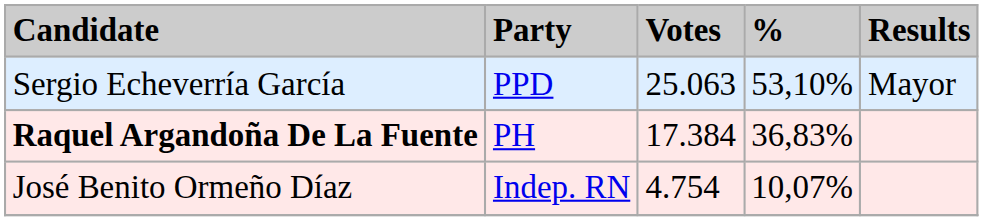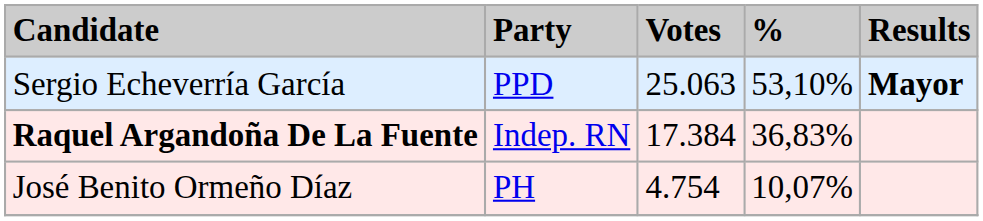(912, 82) normal -> (916, 82) bold
(514, 135) PH -> (562, 135) Indep. RN
(562, 187) Indep. RN -> (514, 187) PH
